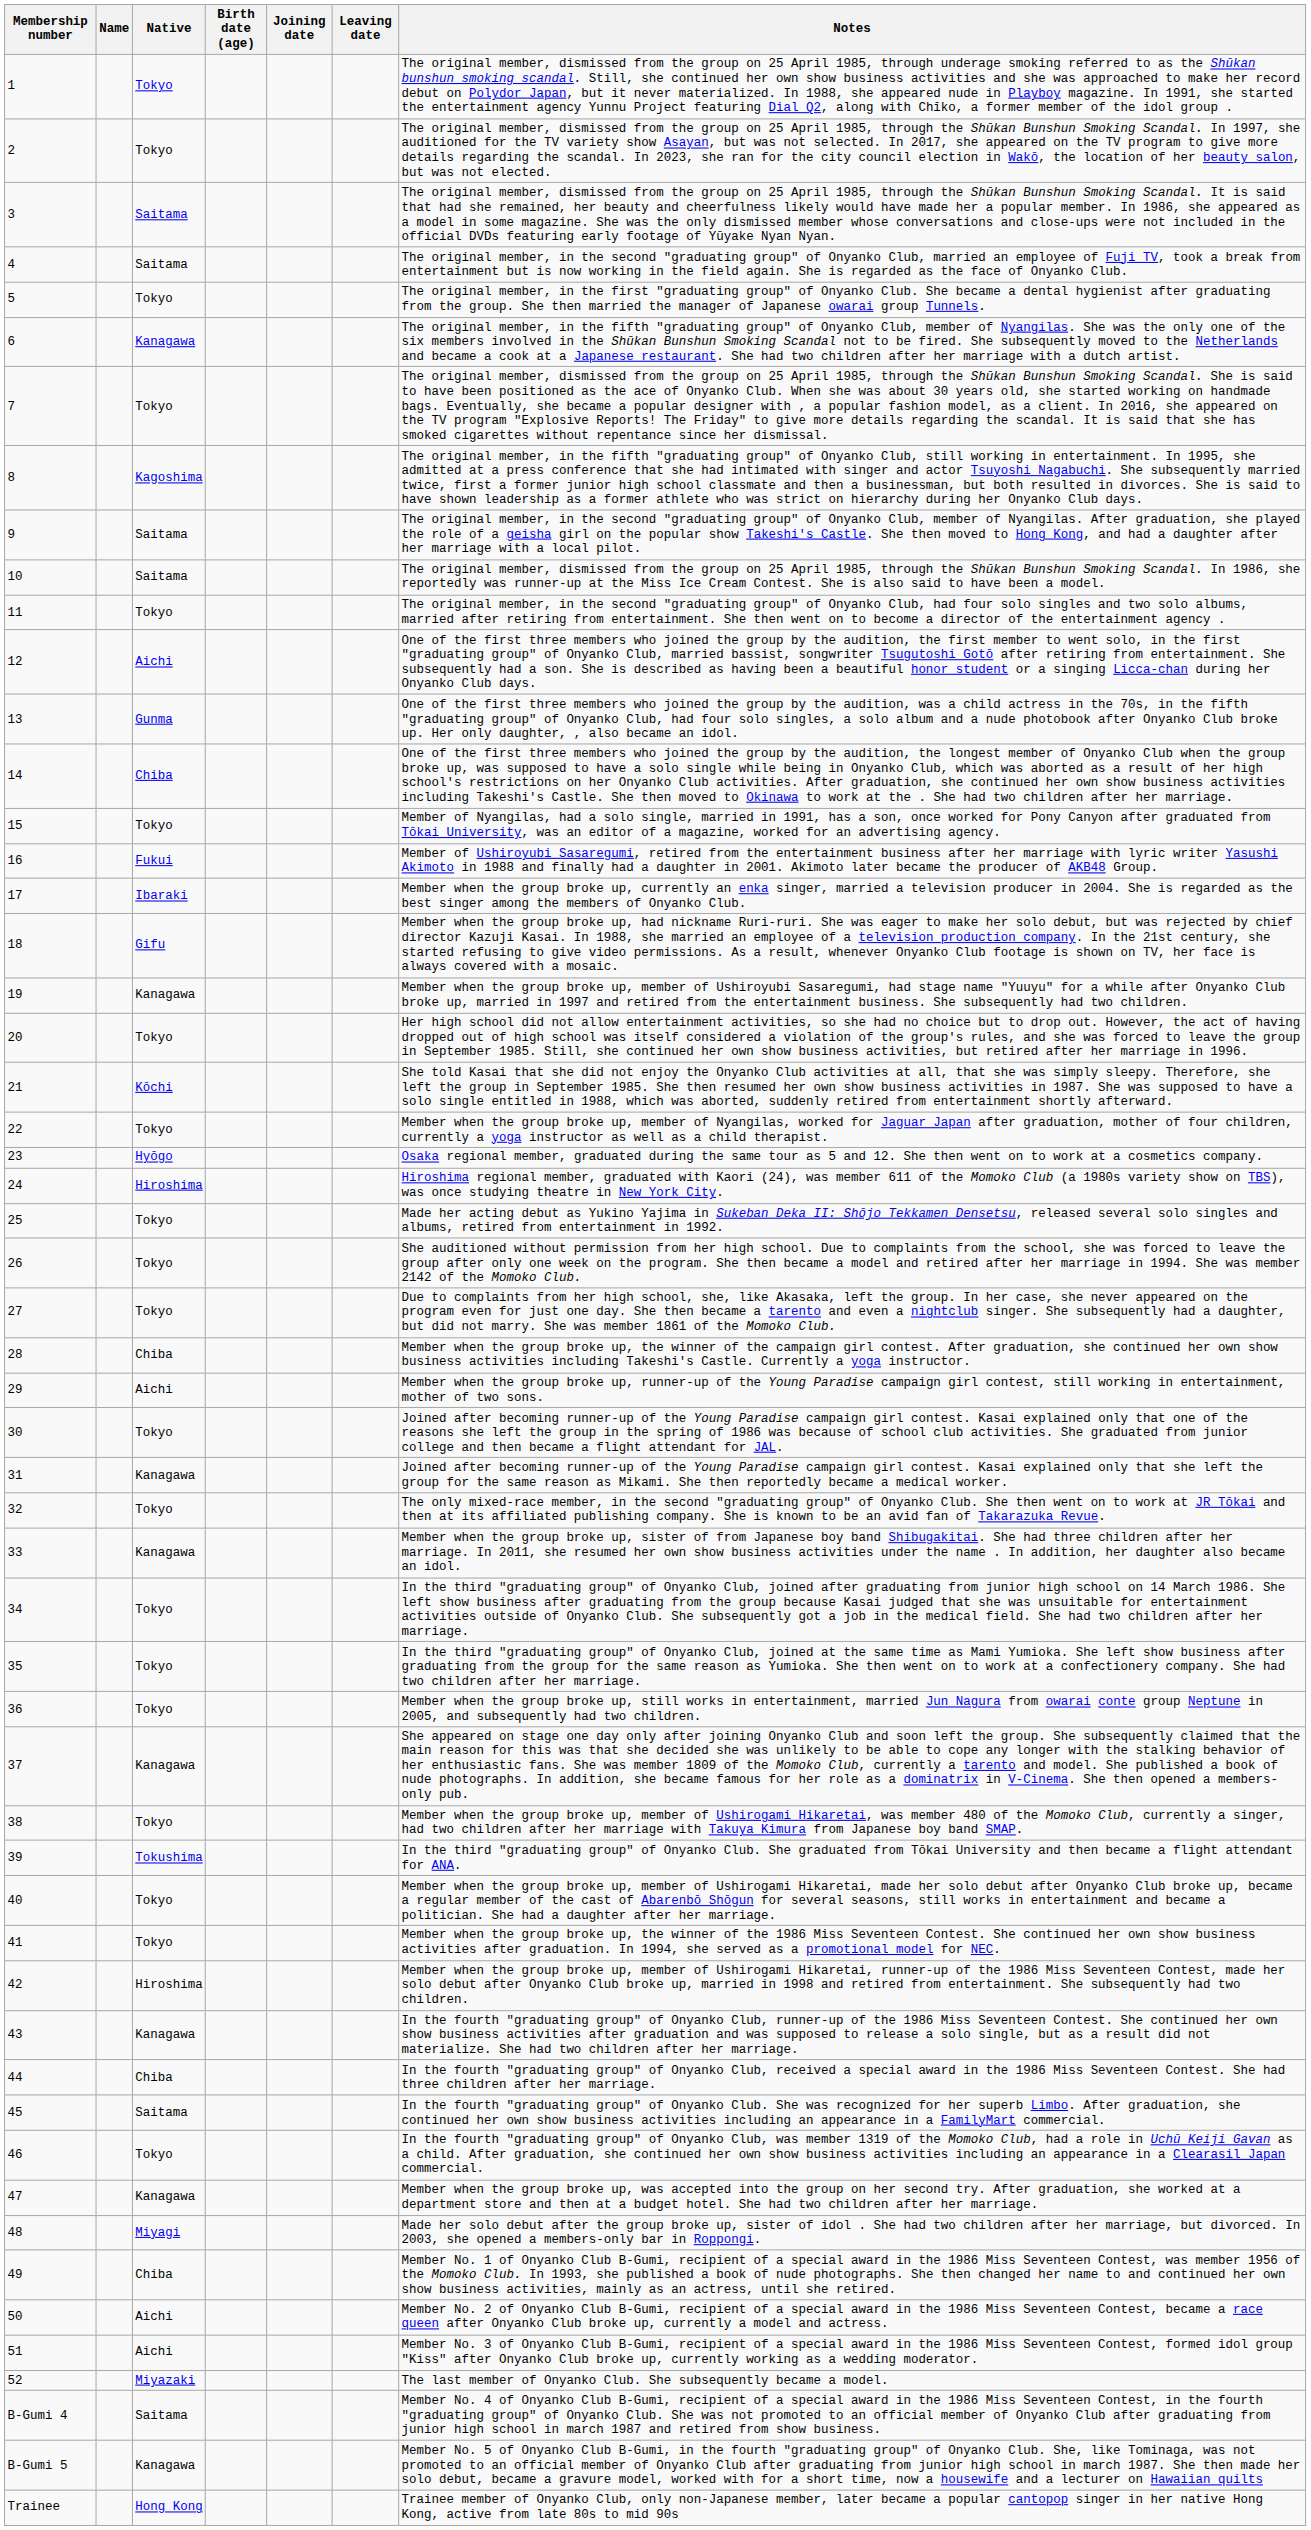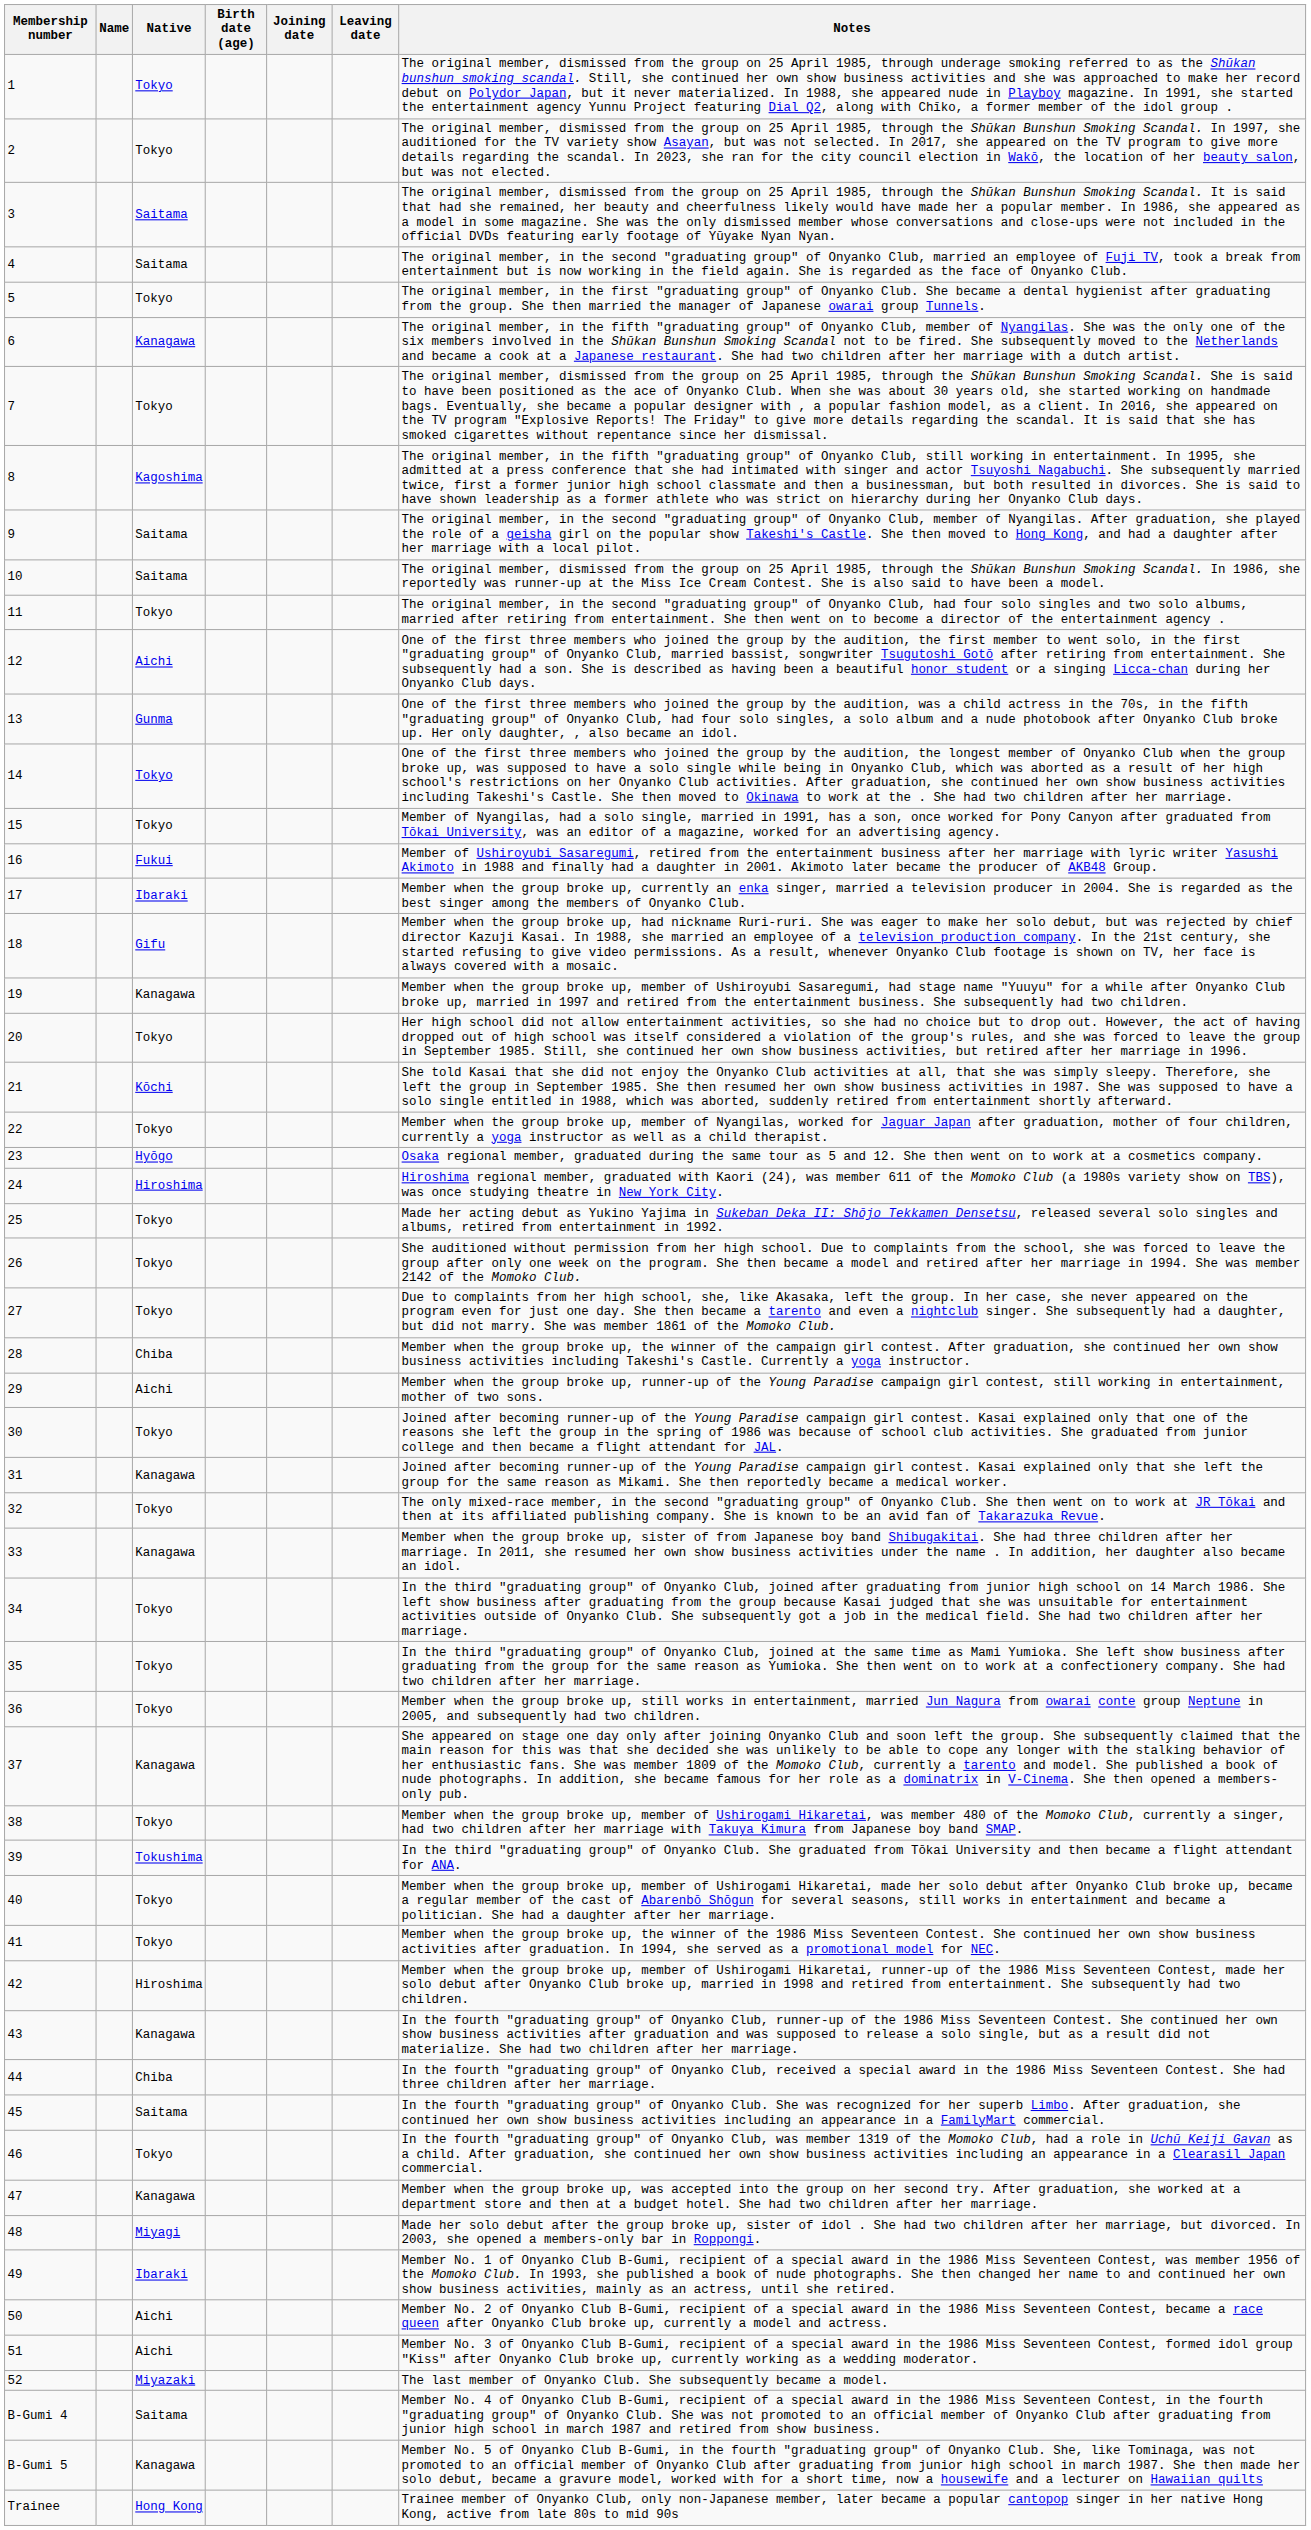(154, 776) Chiba -> (154, 776) Tokyo
(154, 2275) Chiba -> (161, 2275) Ibaraki
